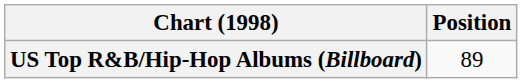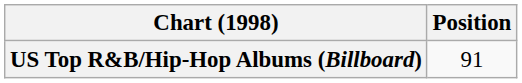(472, 58) 89 -> (472, 58) 91
